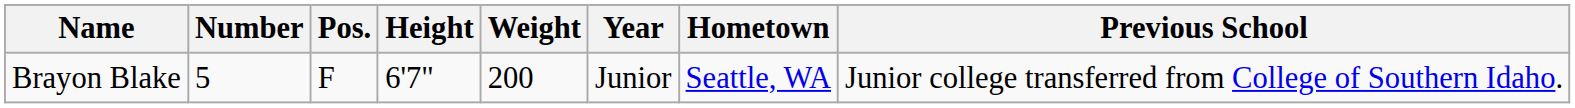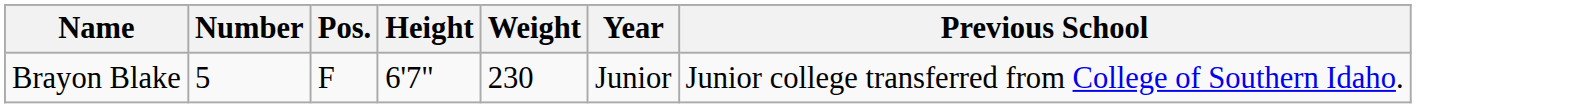- column: (758, 28)
(511, 77) 200 -> (511, 77) 230
